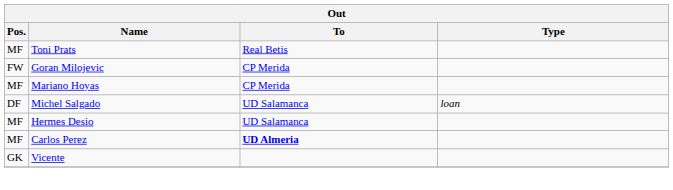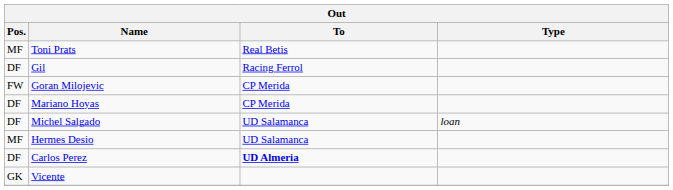+ row: (38, 68)
(15, 86) MF -> (14, 104) DF
(15, 140) MF -> (14, 158) DF
